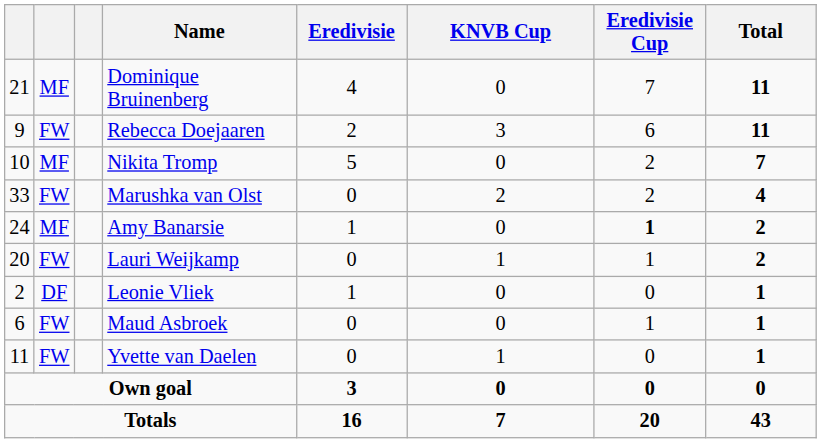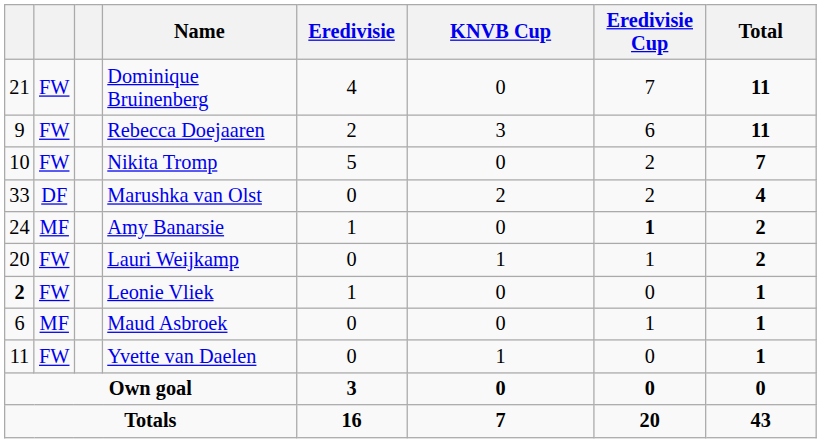(54, 87) MF -> (54, 87) FW
(54, 163) MF -> (54, 163) FW
(54, 195) FW -> (54, 195) DF
(19, 291) normal -> (19, 291) bold
(54, 291) DF -> (54, 291) FW
(54, 324) FW -> (54, 324) MF
